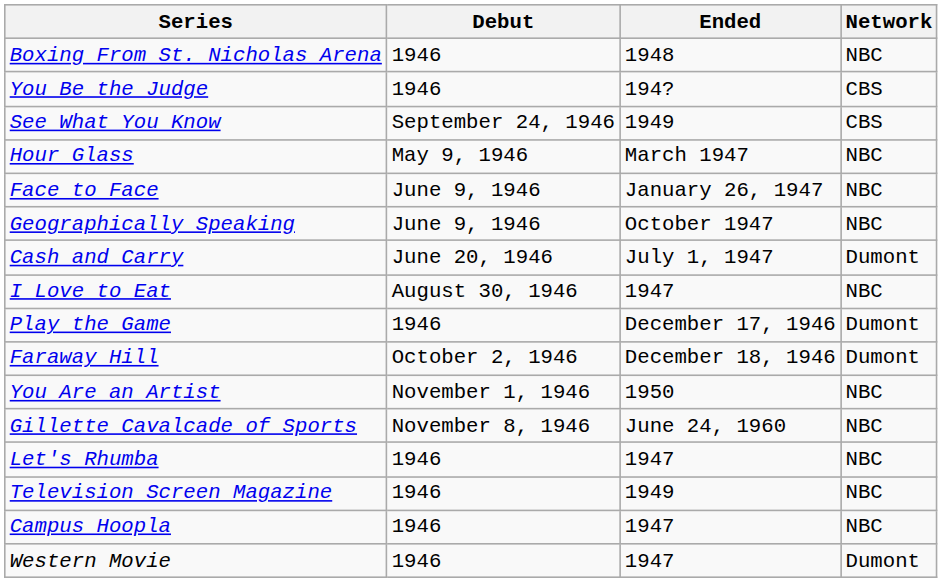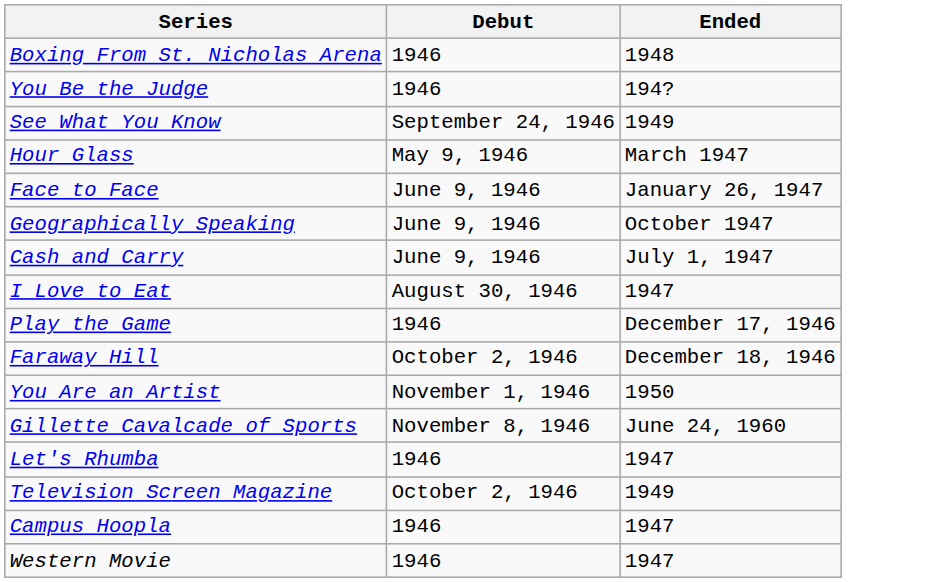- column: (889, 22)
(472, 257) June 20, 1946 -> (466, 257) June 9, 1946
(417, 493) 1946 -> (485, 493) October 2, 1946
